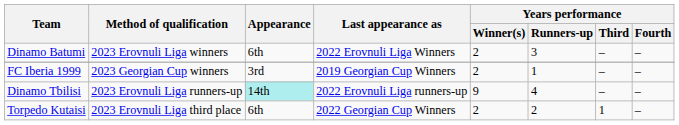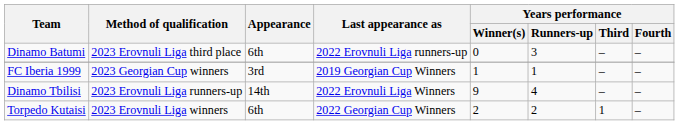(160, 52) 2023 Erovnuli Liga winners -> (166, 52) 2023 Erovnuli Liga third place
(386, 52) 2022 Erovnuli Liga Winners -> (392, 52) 2022 Erovnuli Liga runners-up
(476, 52) 2 -> (476, 52) 0
(476, 71) 2 -> (476, 71) 1
(259, 91) paleturquoise background -> (259, 91) no background
(392, 91) 2022 Erovnuli Liga runners-up -> (386, 91) 2022 Erovnuli Liga Winners
(166, 110) 2023 Erovnuli Liga third place -> (160, 110) 2023 Erovnuli Liga winners
